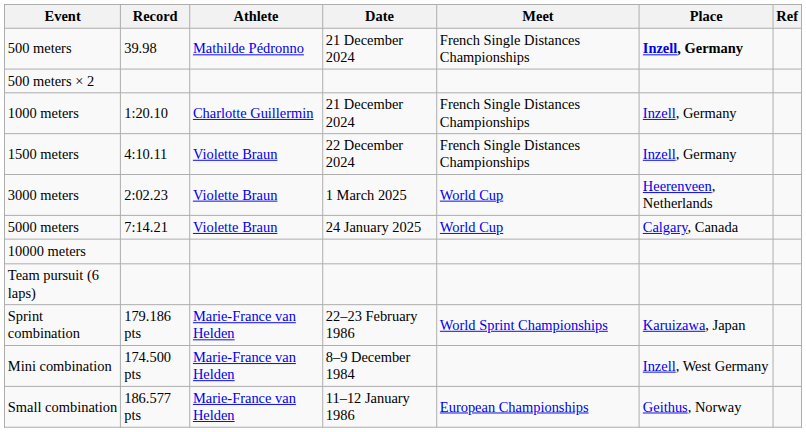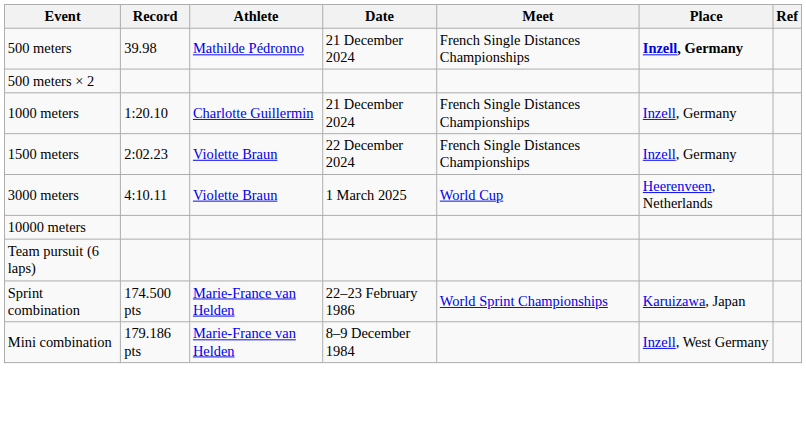(146, 154) 4:10.11 -> (146, 154) 2:02.23
(146, 195) 2:02.23 -> (146, 195) 4:10.11
- row: (43, 227)
(148, 324) 179.186 pts -> (148, 301) 174.500 pts
(148, 365) 174.500 pts -> (148, 342) 179.186 pts
- row: (63, 406)
